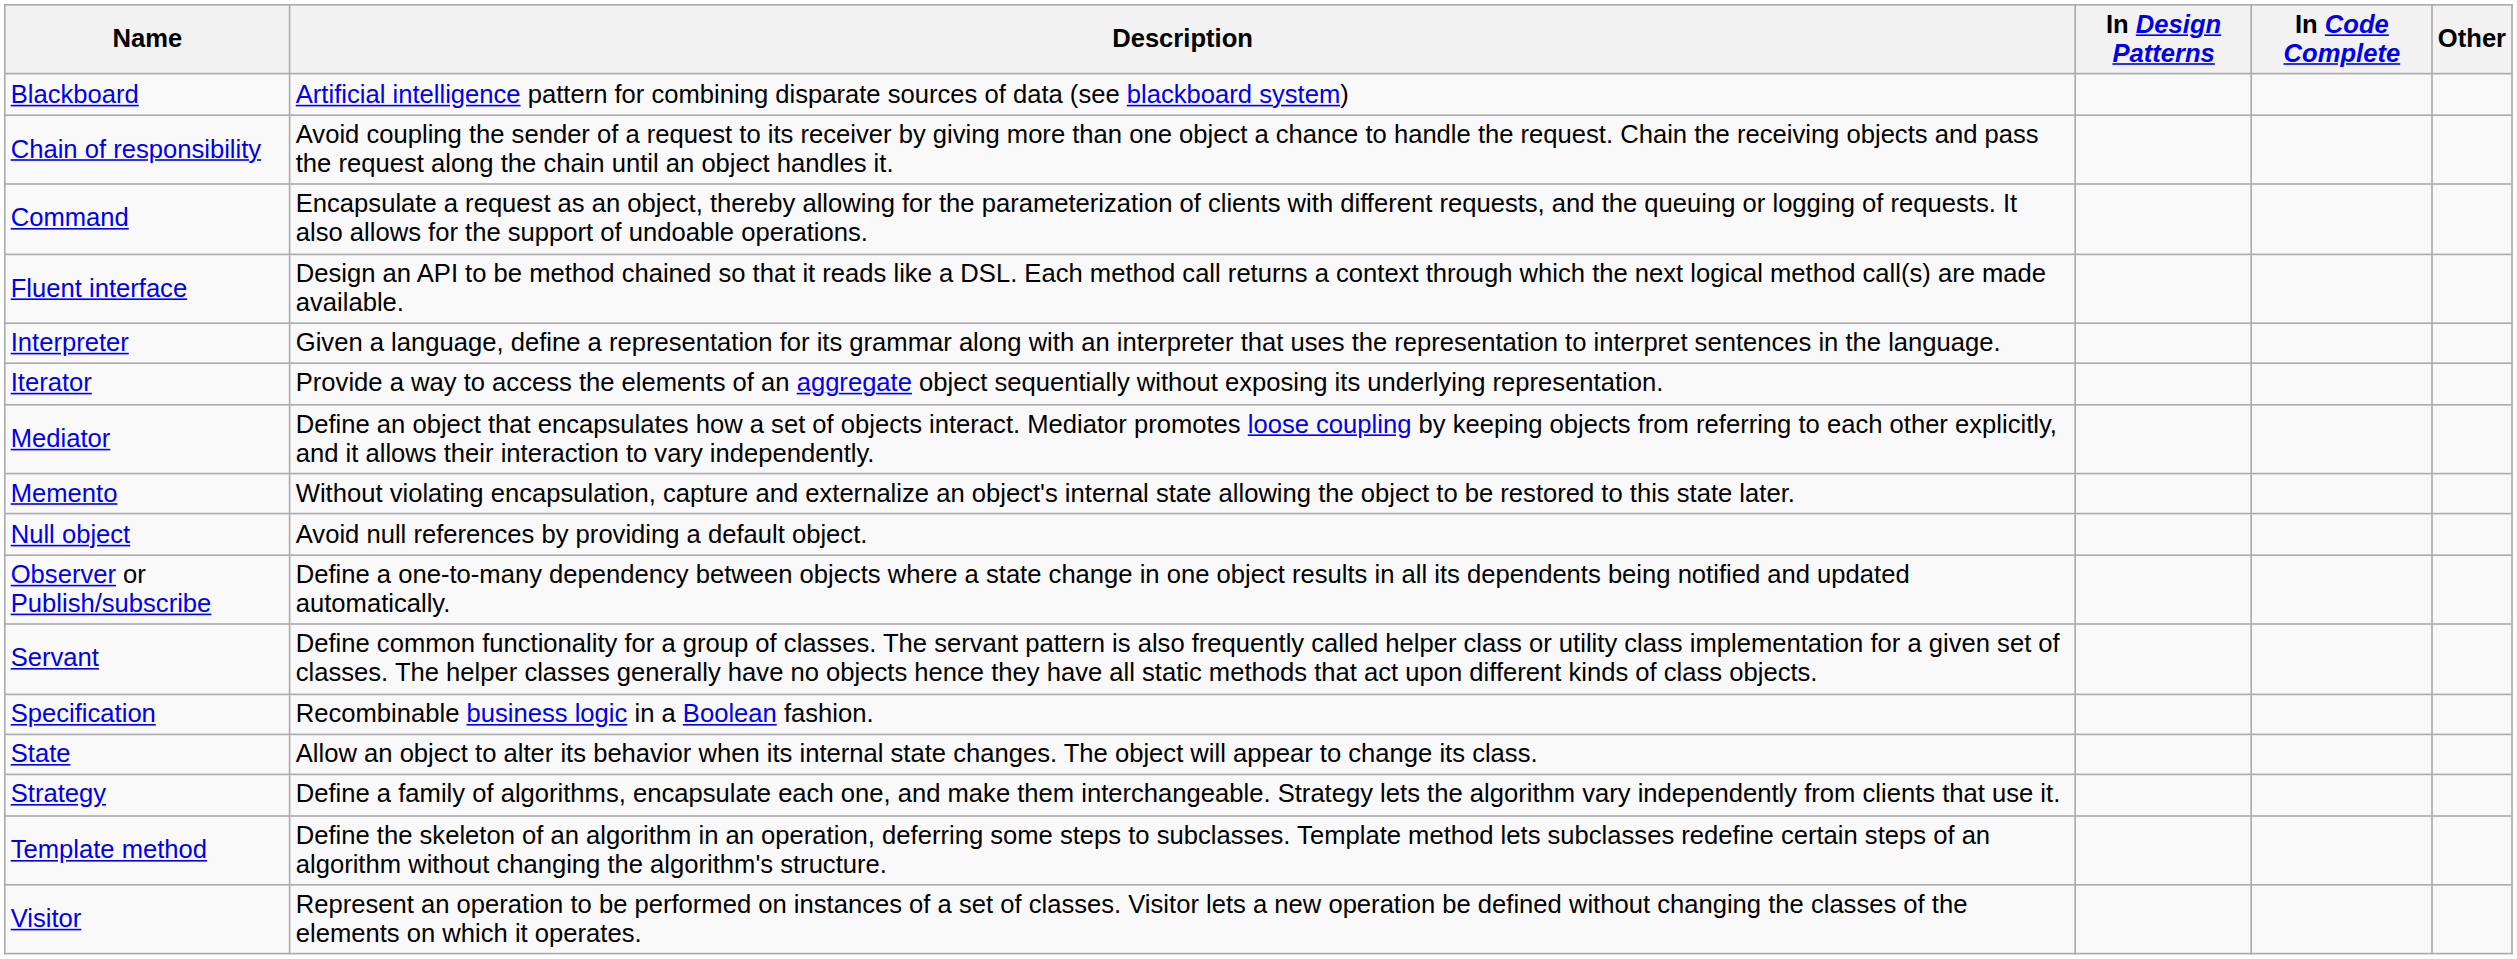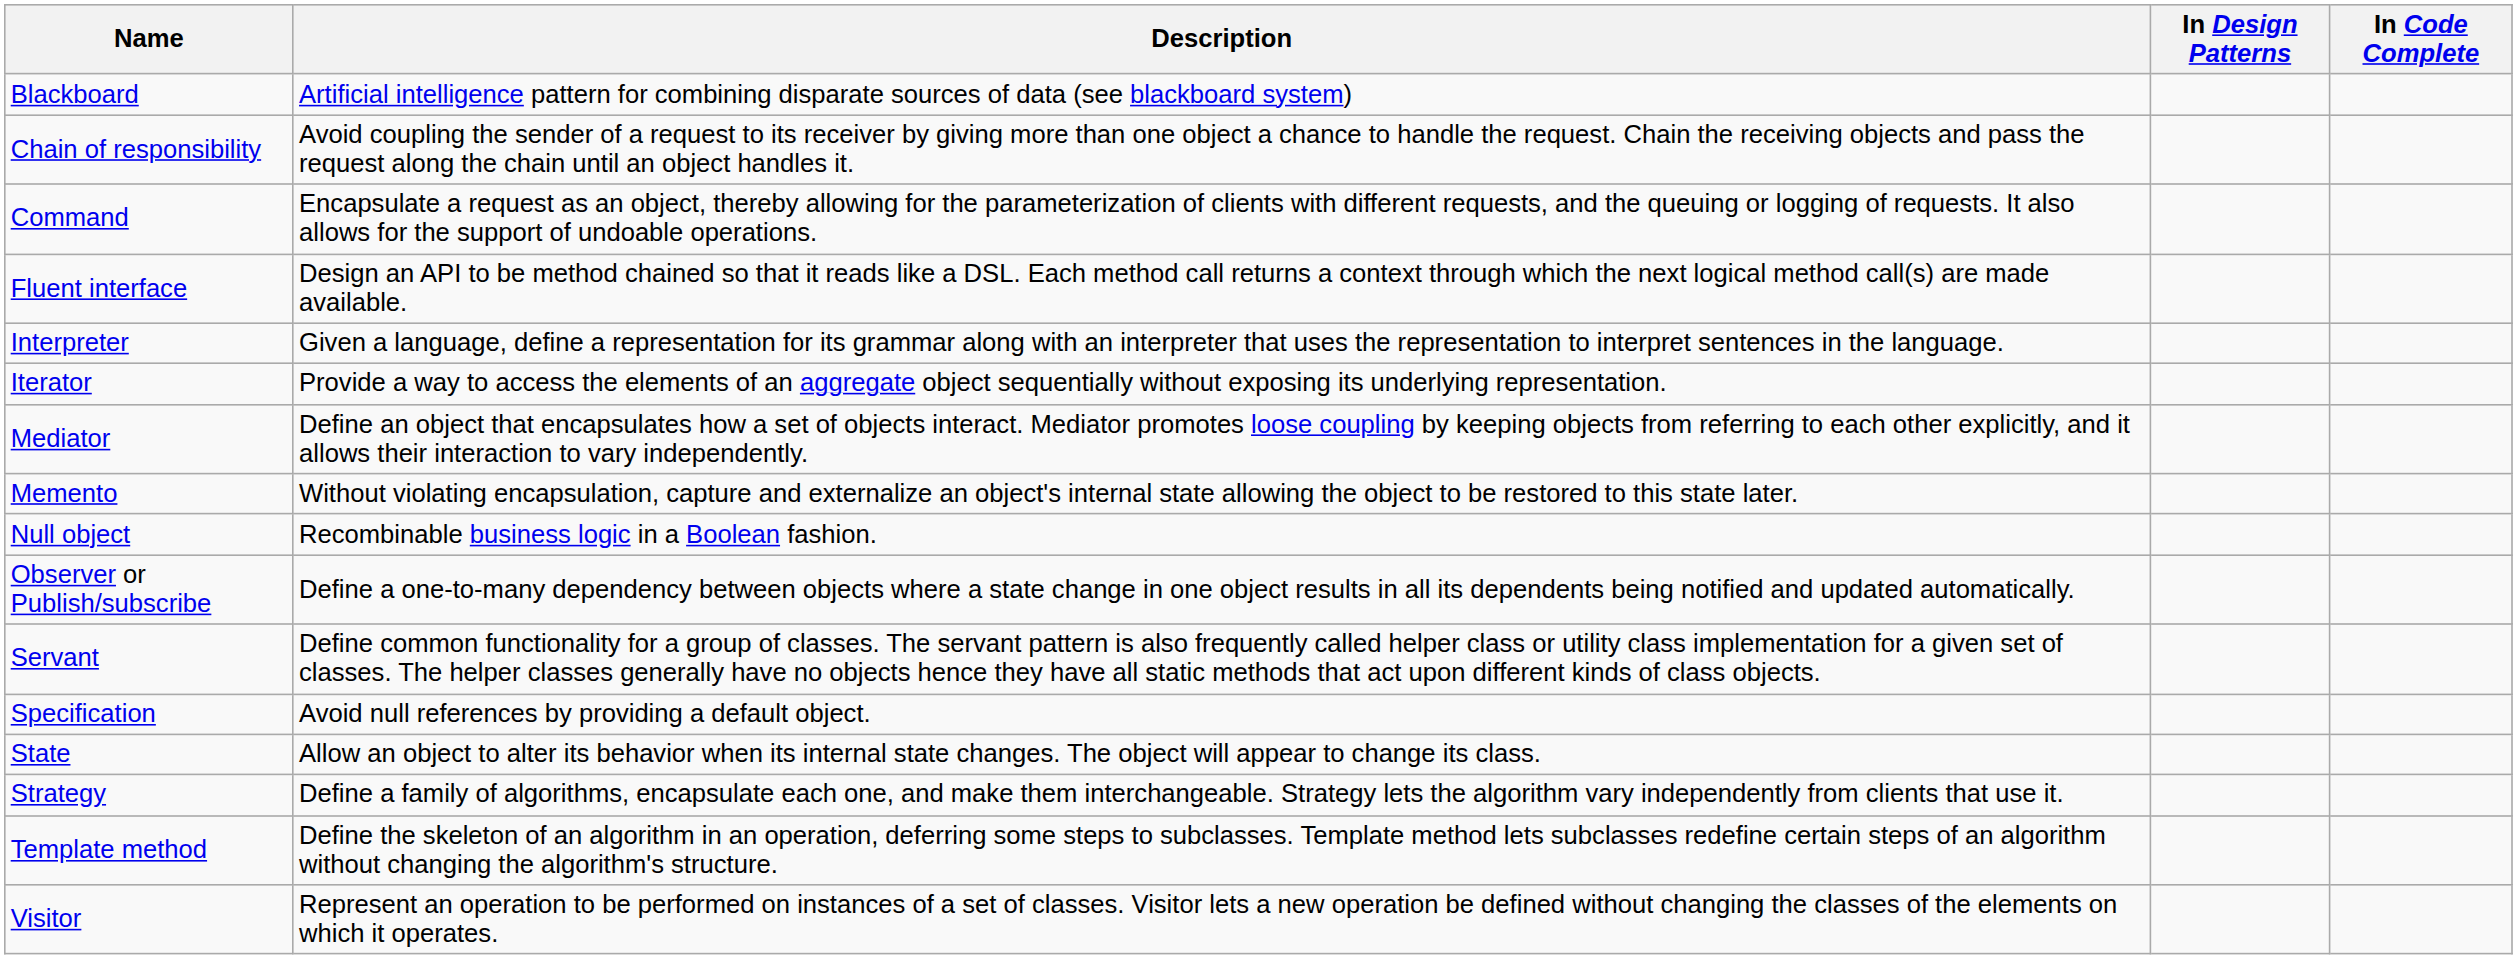- column: (2472, 39)
(582, 534) Avoid null references by providing a default object. -> (588, 534) Recombinable business logic in a Boolean fashion.
(585, 713) Recombinable business logic in a Boolean fashion. -> (585, 713) Avoid null references by providing a default object.
